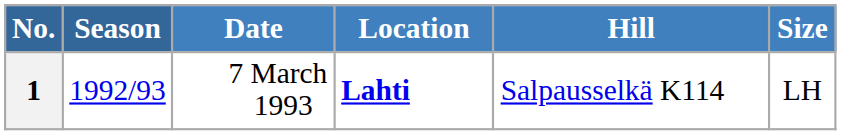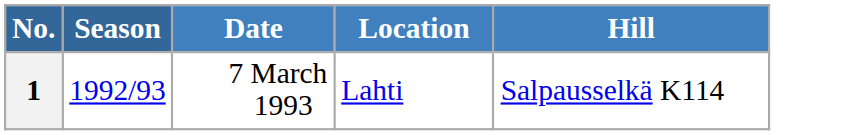- column: (802, 28)
(376, 90) bold -> (372, 90) normal
